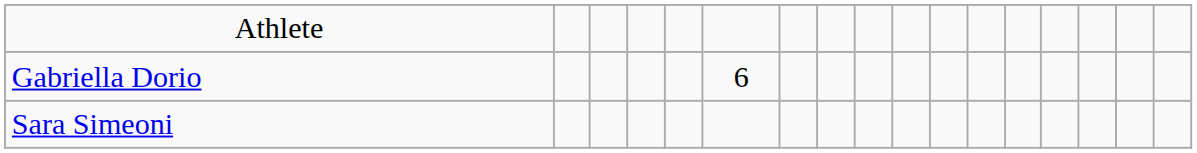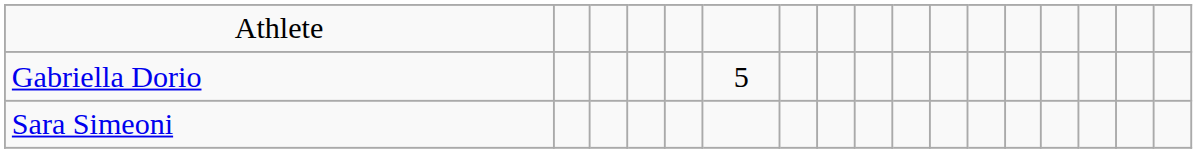(741, 76) 6 -> (741, 76) 5
